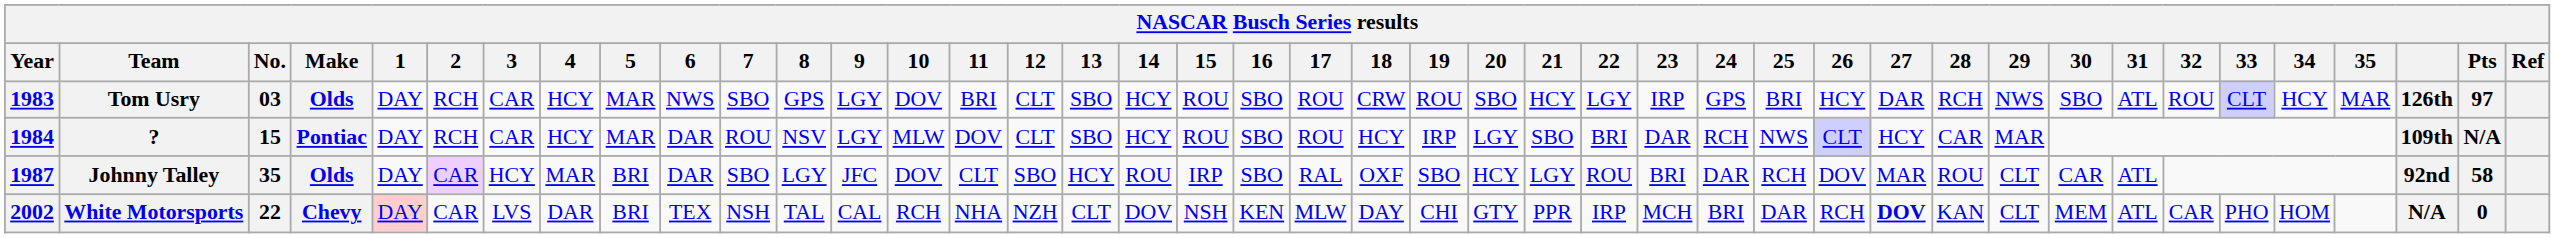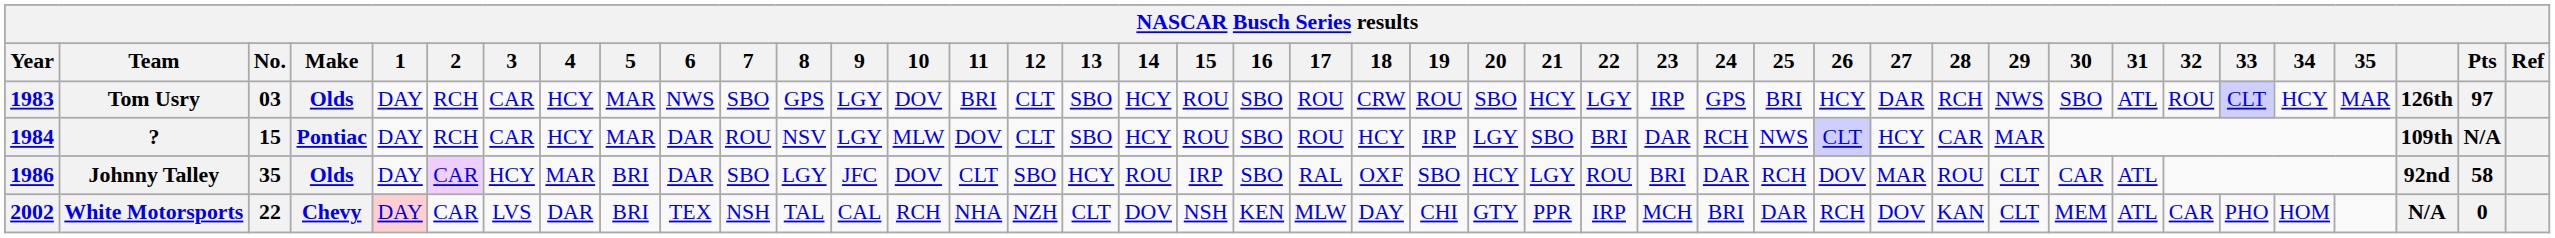(32, 174) 1987 -> (32, 174) 1986
(1901, 212) bold -> (1901, 212) normal
